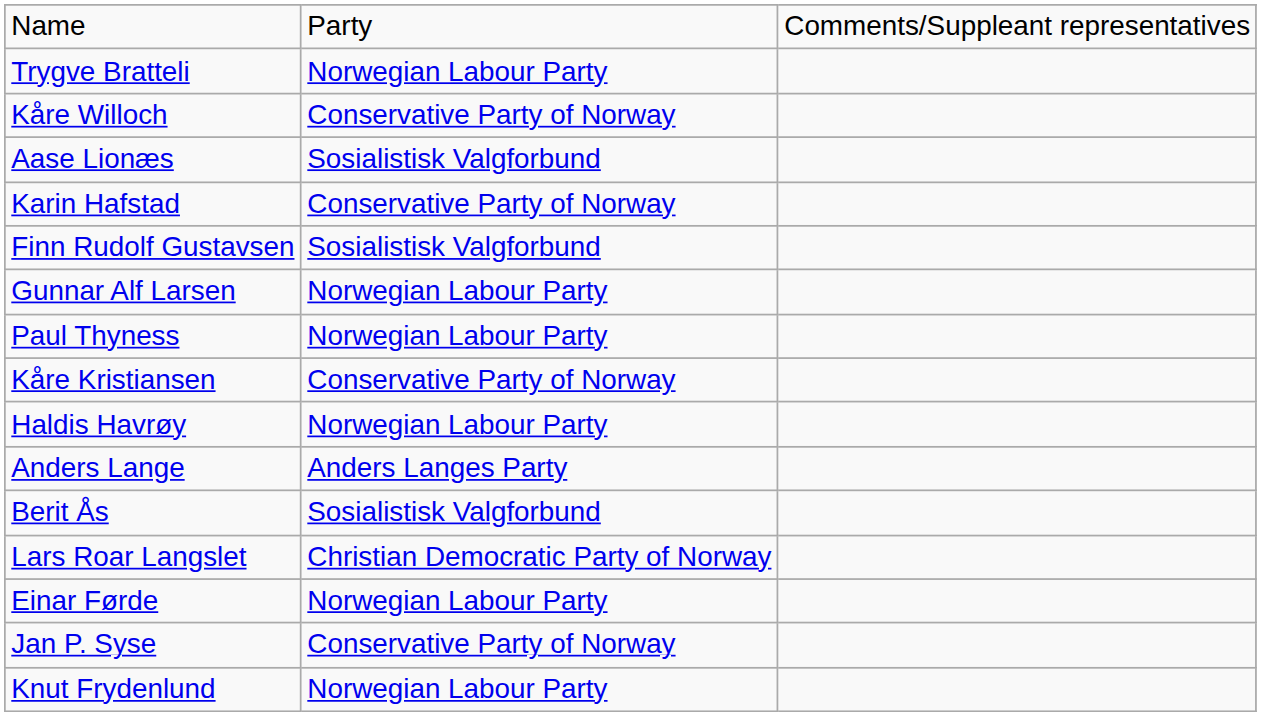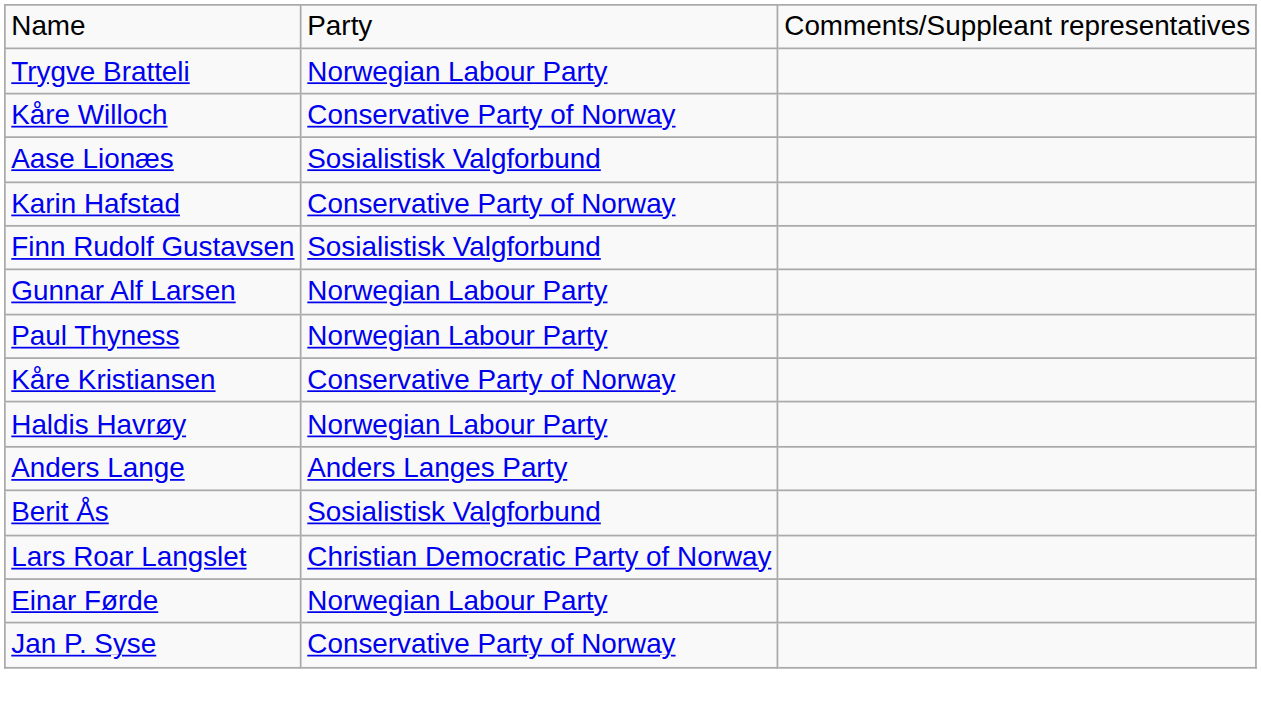- row: (113, 688)
